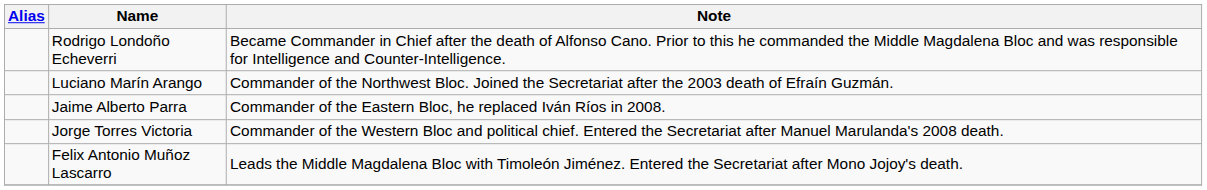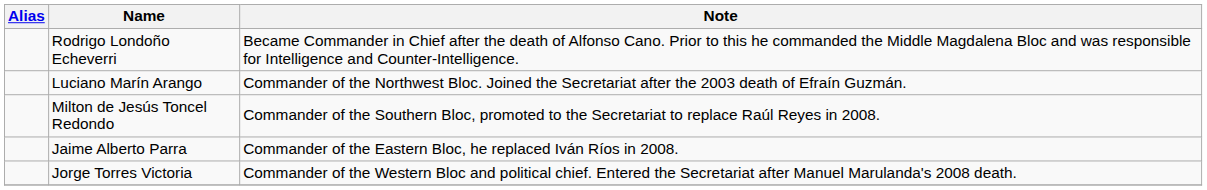+ row: (129, 115)
- row: (121, 164)
